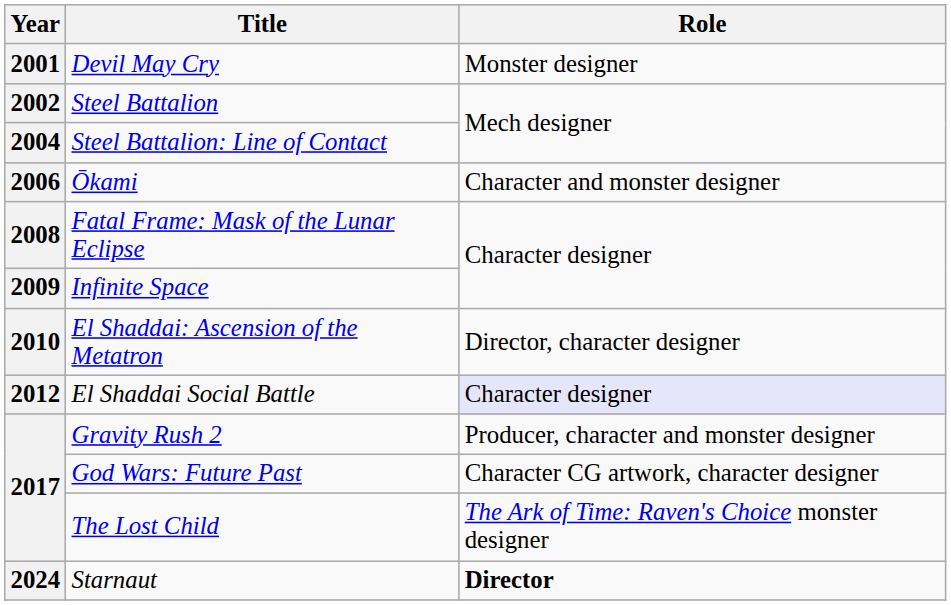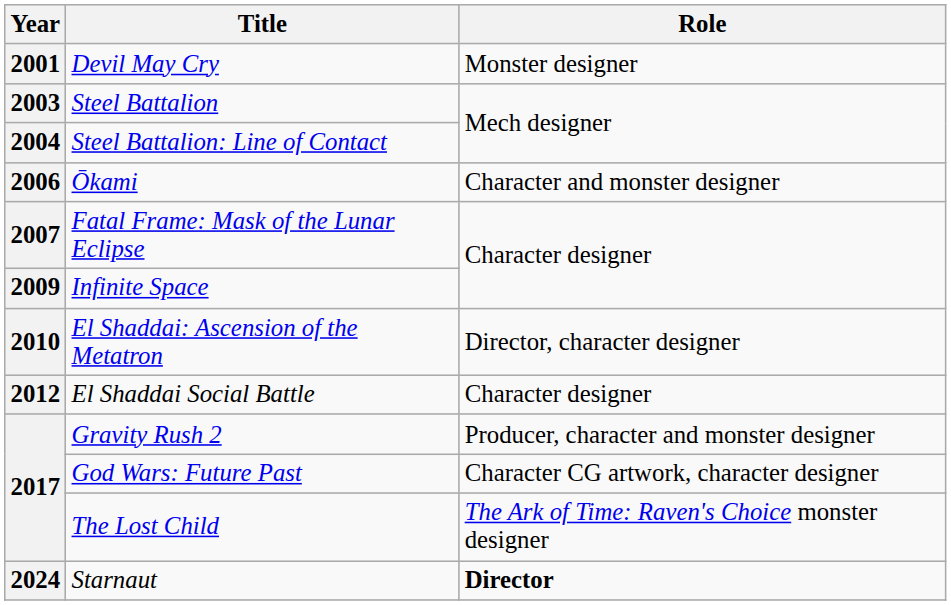(35, 102) 2002 -> (35, 102) 2003
(35, 234) 2008 -> (35, 234) 2007
(558, 394) lavender background -> (558, 394) no background
